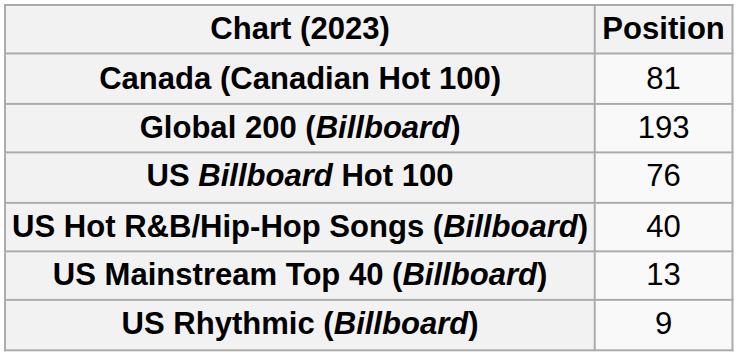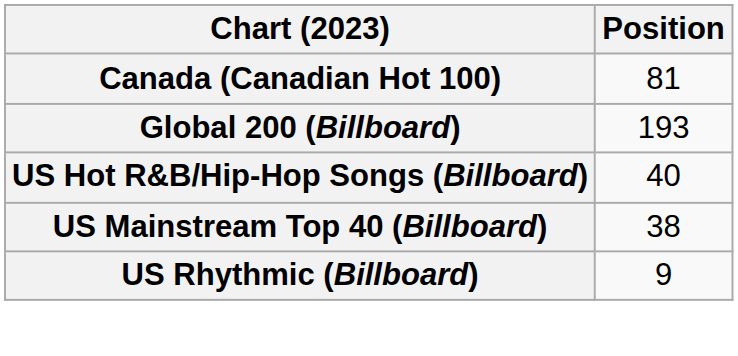- row: (300, 176)
(664, 275) 13 -> (664, 226) 38
